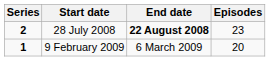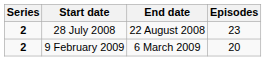(169, 30) bold -> (167, 30) normal
(23, 47) 1 -> (23, 47) 2
